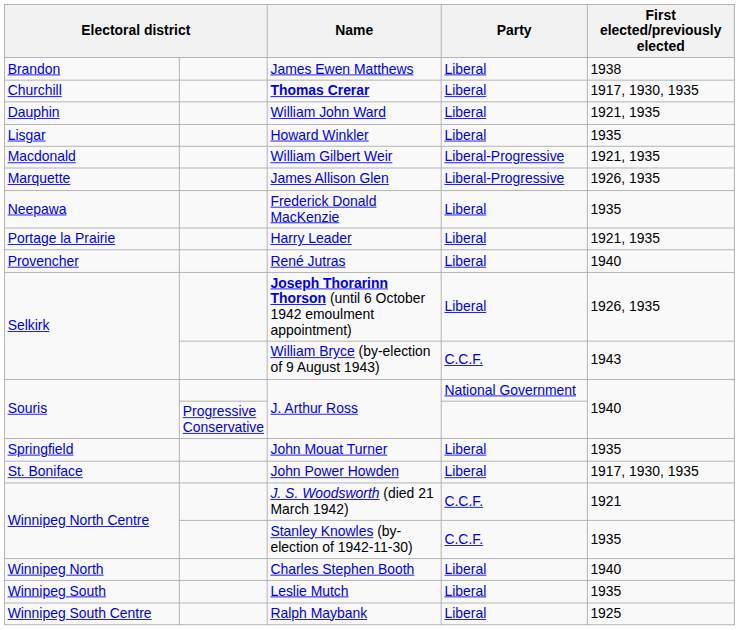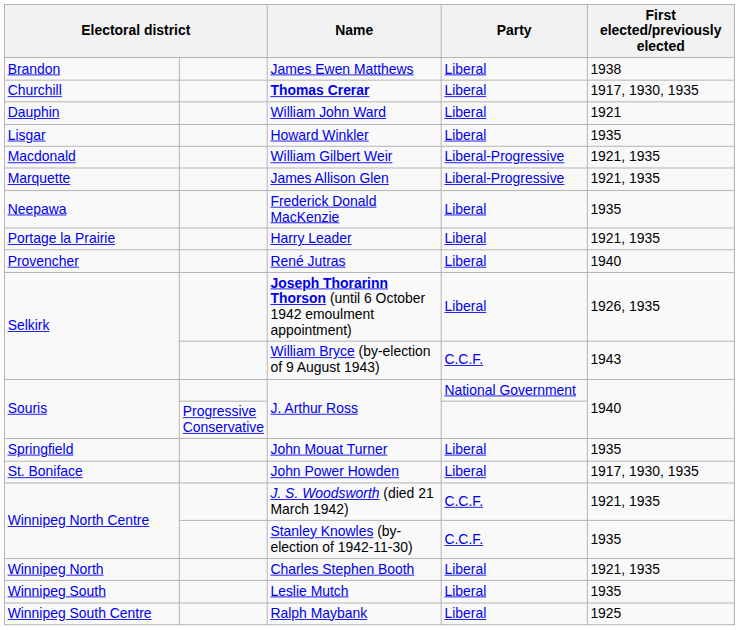(625, 113) 1921, 1935 -> (606, 113) 1921
(625, 179) 1926, 1935 -> (625, 179) 1921, 1935
(606, 501) 1921 -> (625, 501) 1921, 1935
(606, 569) 1940 -> (625, 569) 1921, 1935
